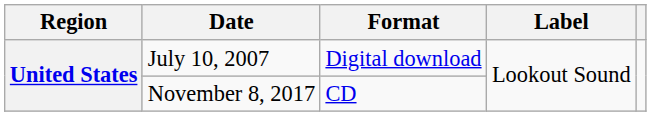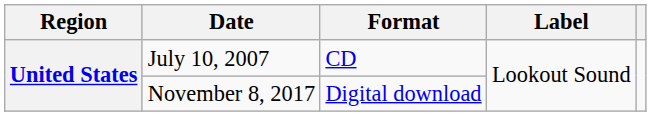(403, 57) Digital download -> (341, 57) CD
(341, 93) CD -> (403, 93) Digital download
